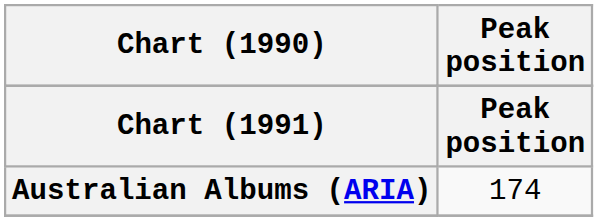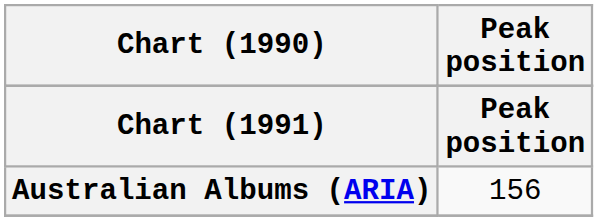(515, 191) 174 -> (515, 191) 156
